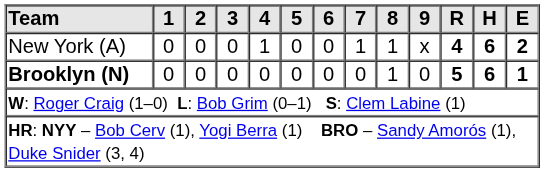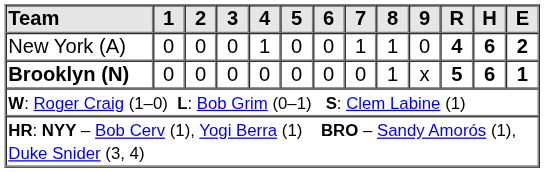(425, 46) x -> (425, 46) 0
(425, 74) 0 -> (425, 74) x
